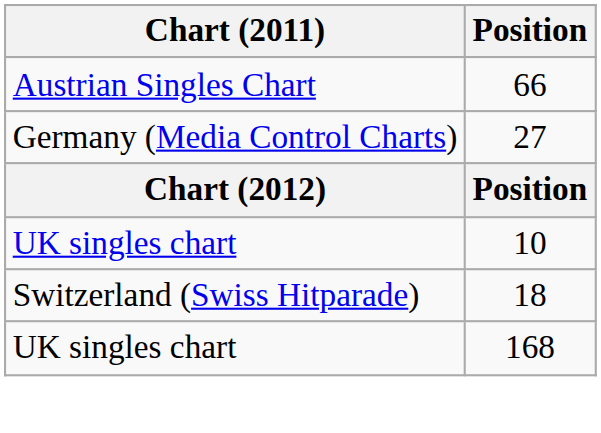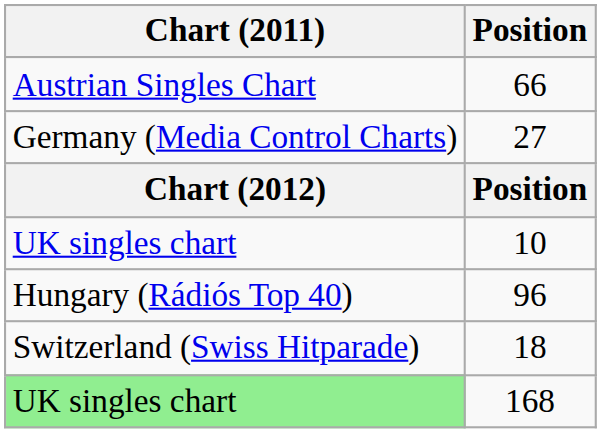+ row: (530, 294)
(125, 347) no background -> (125, 400) lightgreen background
